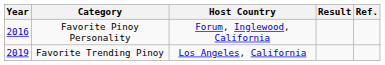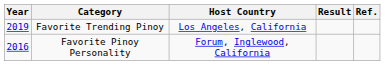rows swapped: (100, 32) <-> (100, 53)
